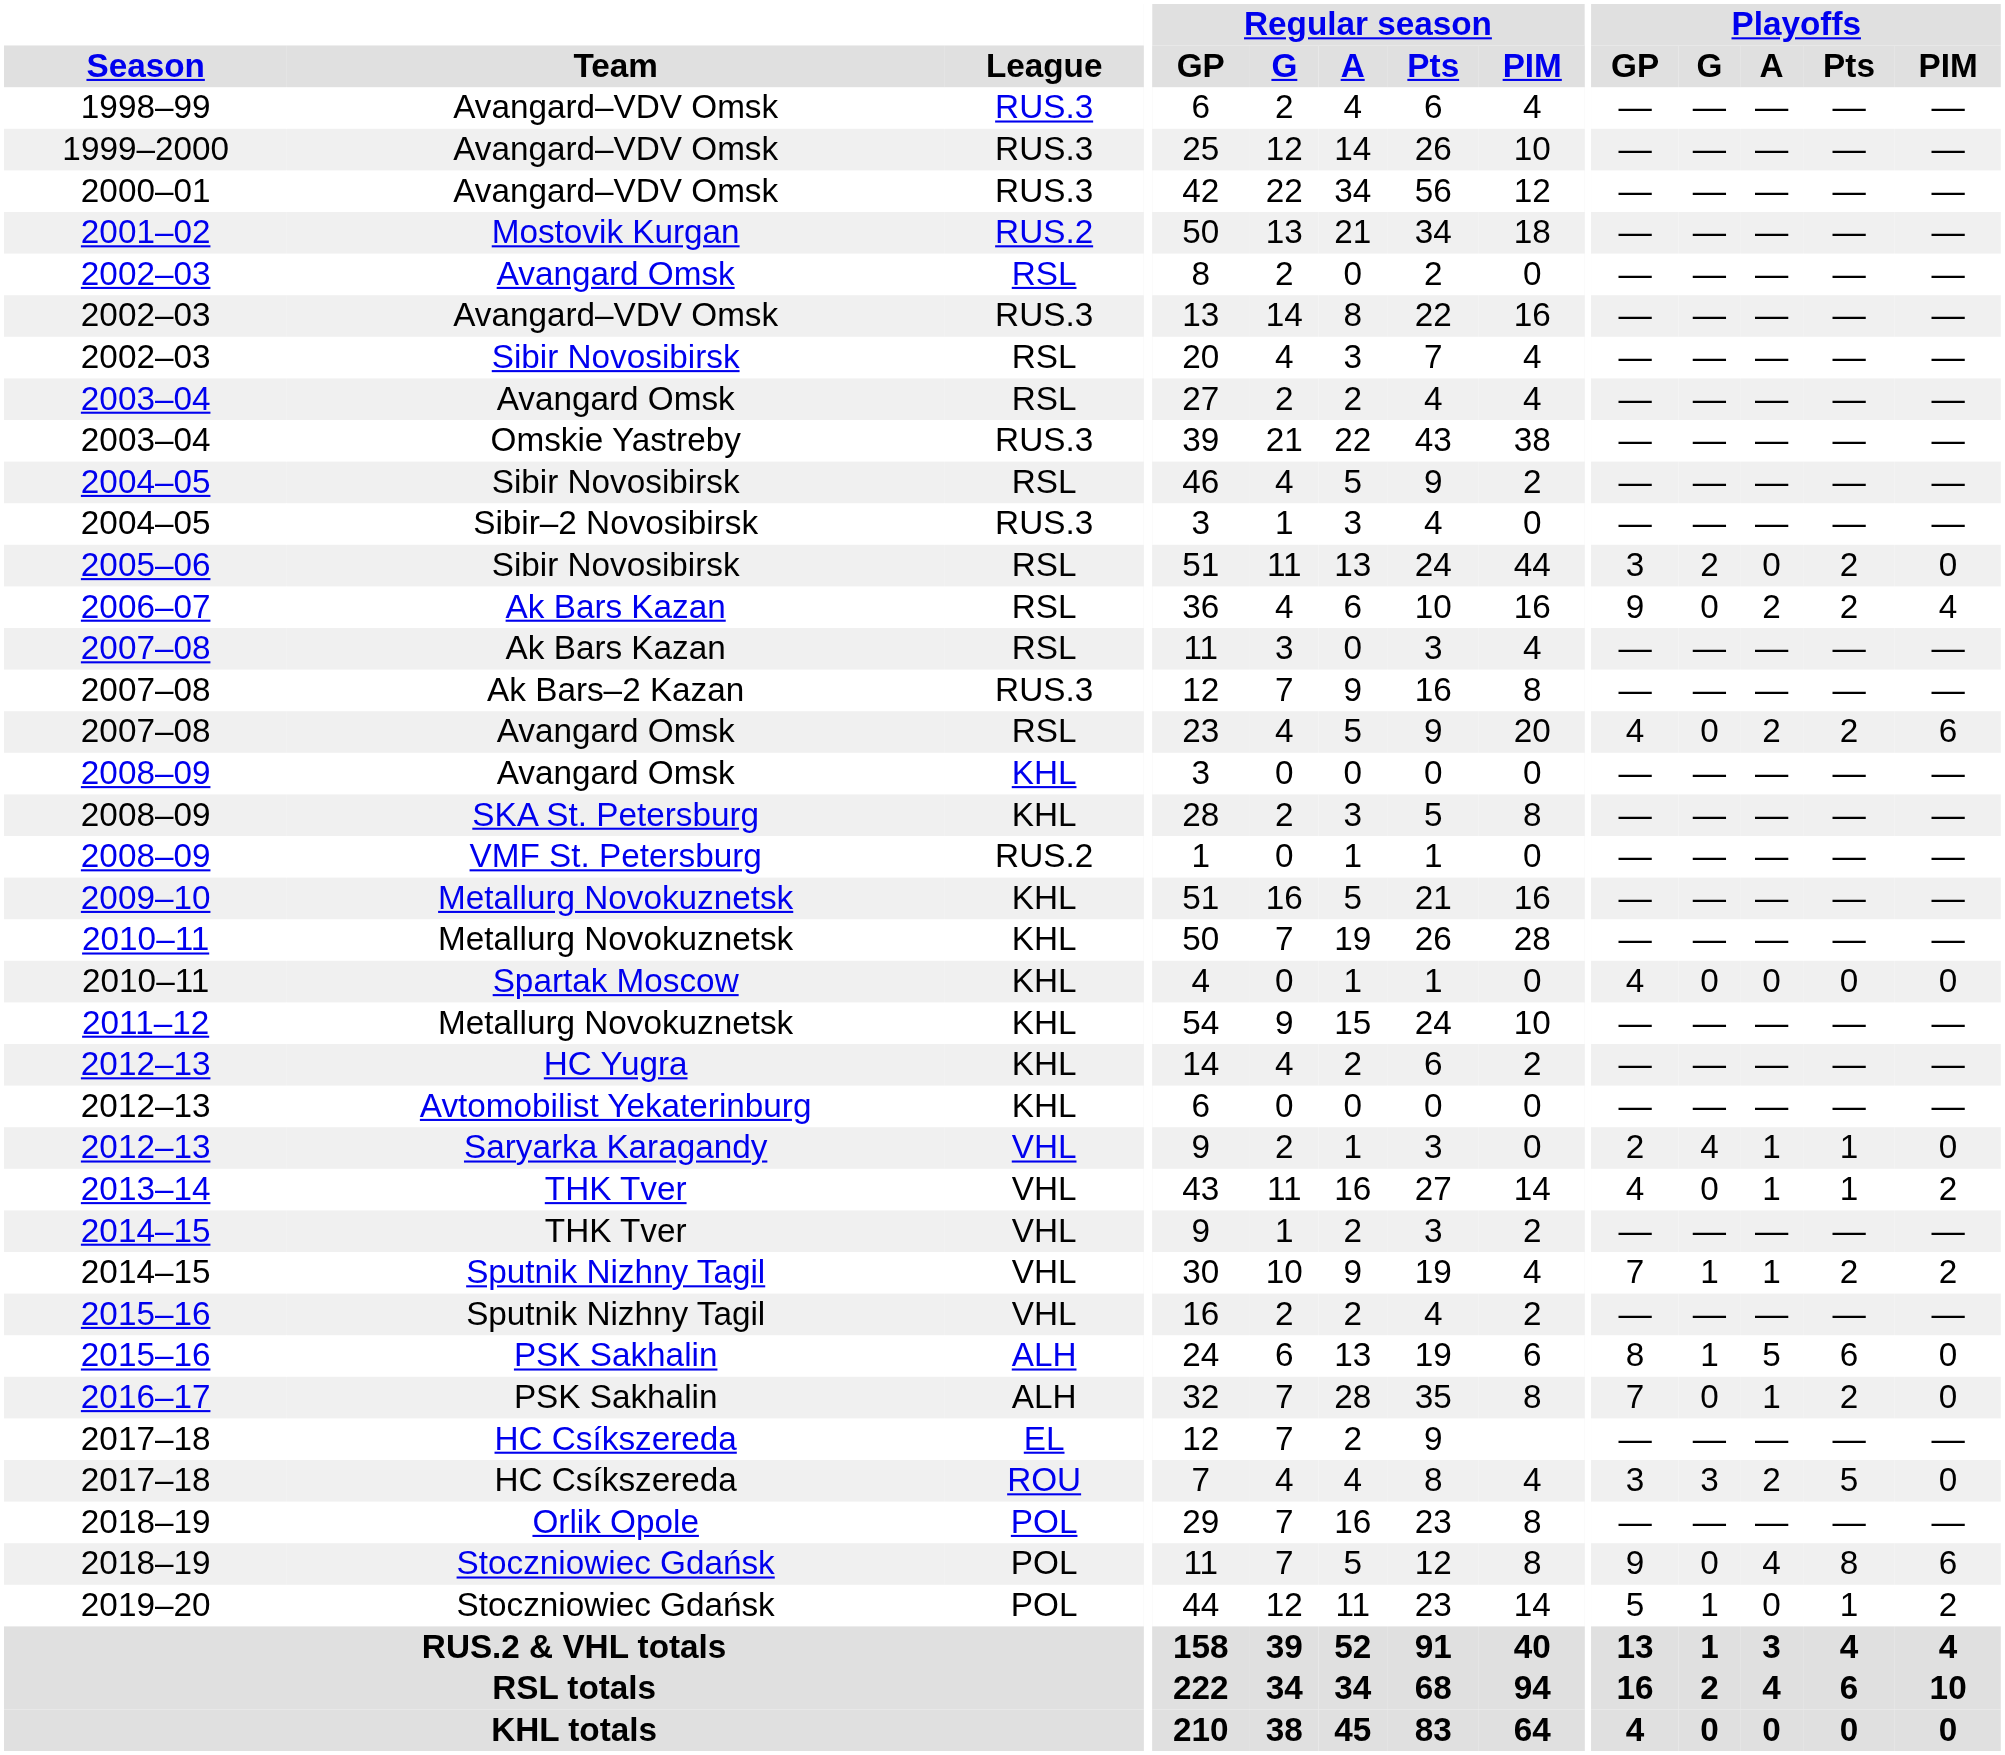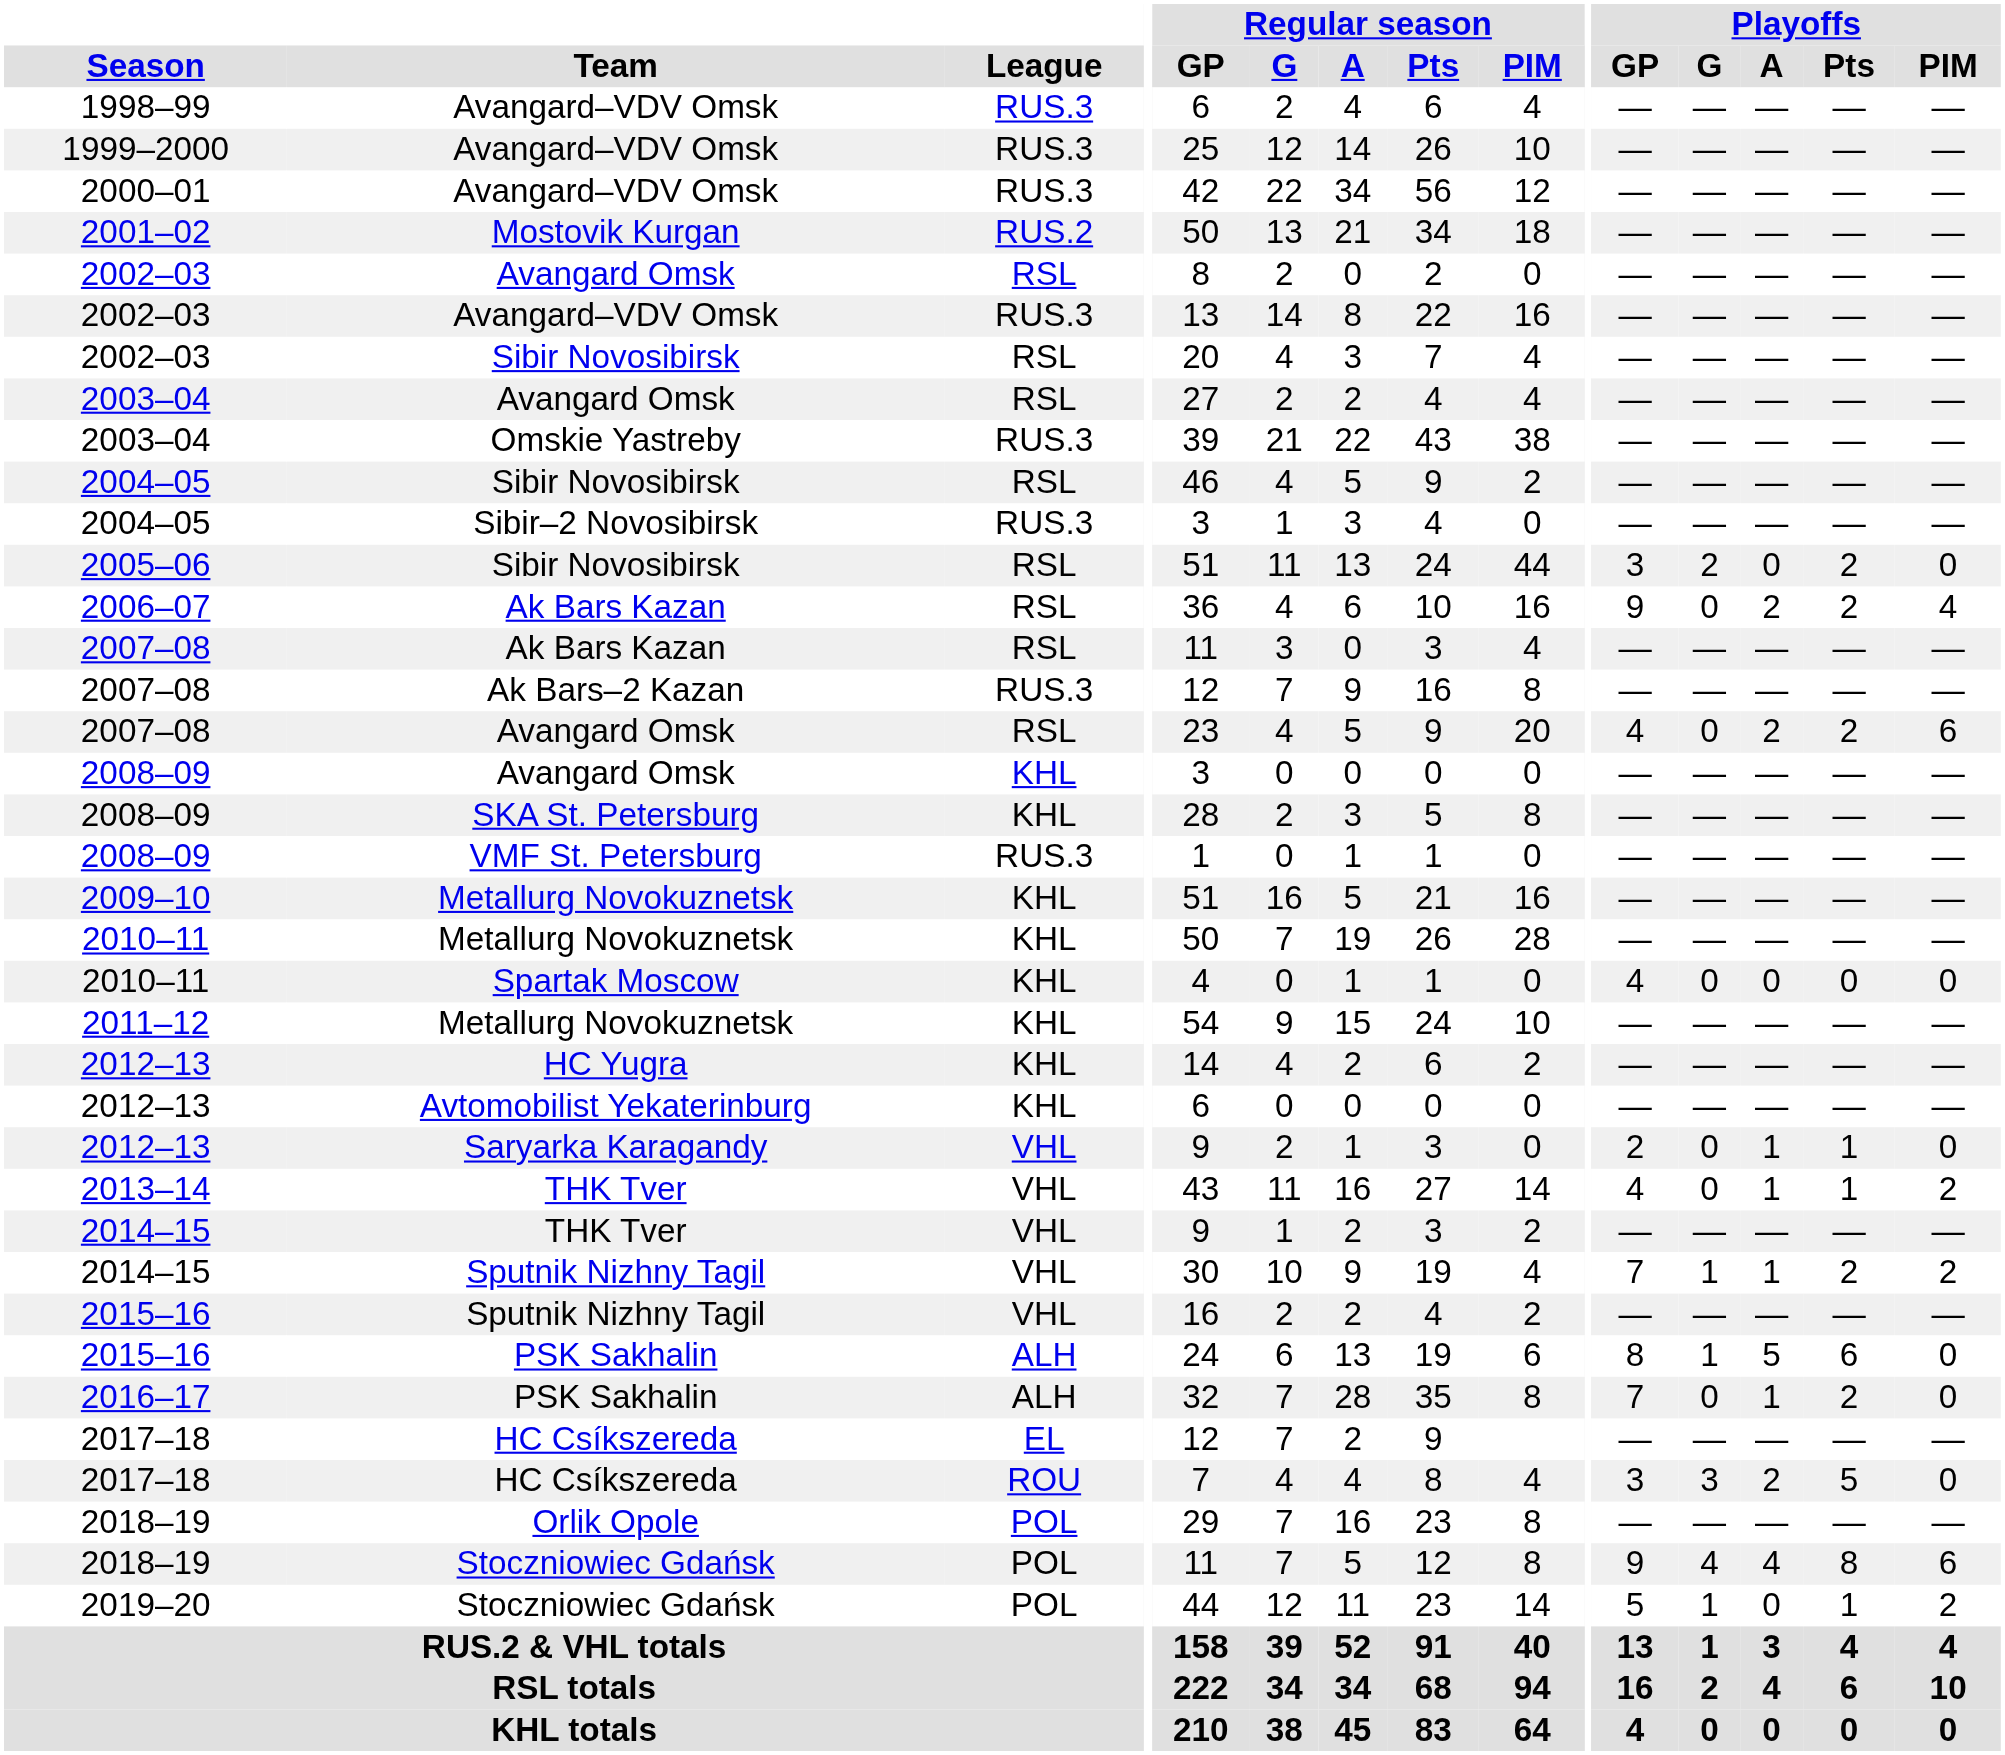(1044, 856) RUS.2 -> (1044, 856) RUS.3
(1709, 1147) 4 -> (1709, 1147) 0
(1709, 1563) 0 -> (1709, 1563) 4
